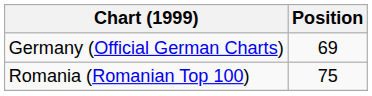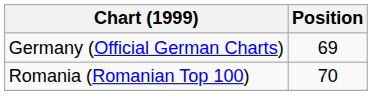(328, 76) 75 -> (328, 76) 70
